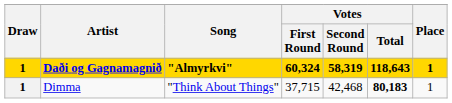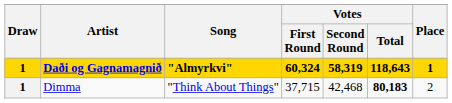(430, 87) 1 -> (430, 87) 2
